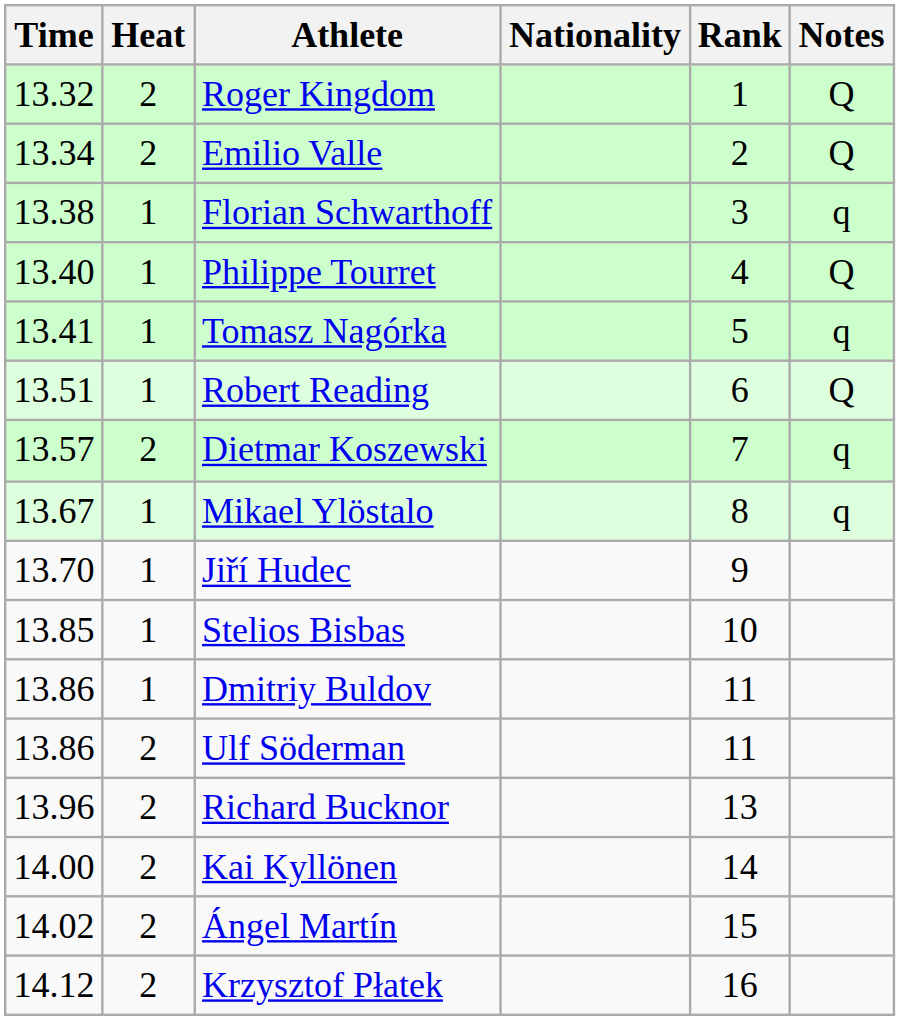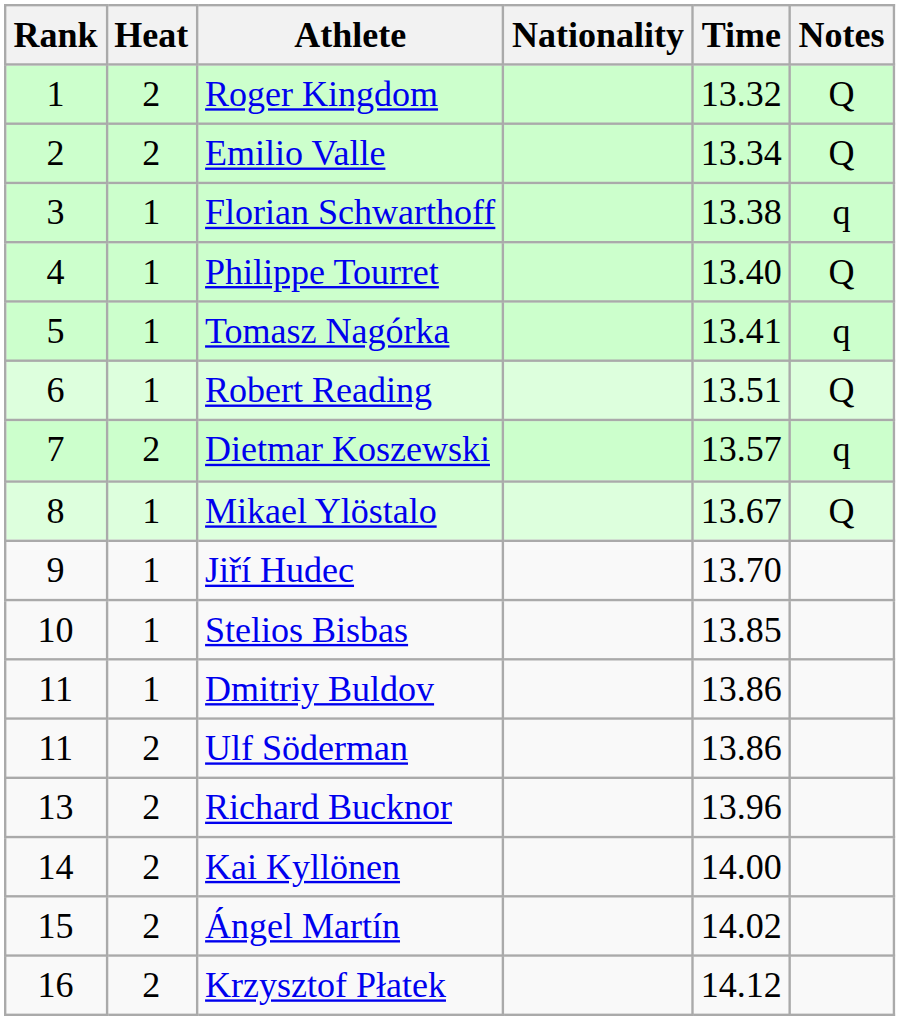columns swapped: (740, 34) <-> (54, 34)
(842, 509) q -> (842, 509) Q
